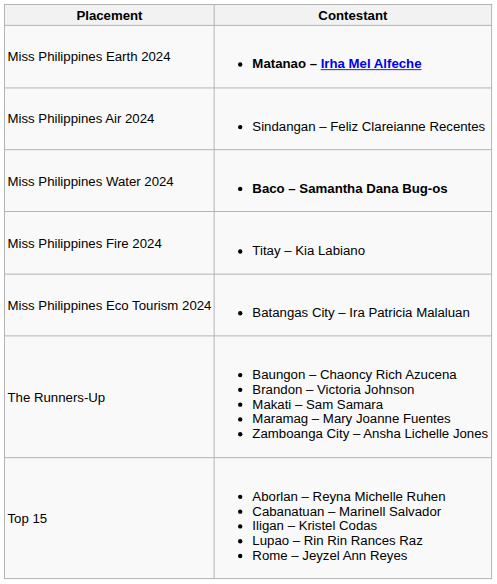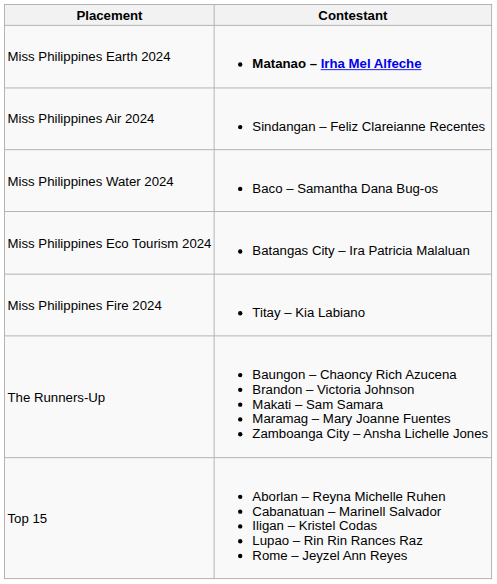(353, 188) bold -> (353, 188) normal
rows swapped: (85, 243) <-> (109, 305)
